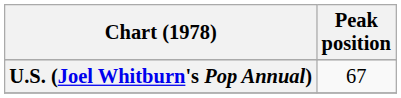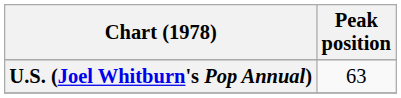(356, 76) 67 -> (356, 76) 63
